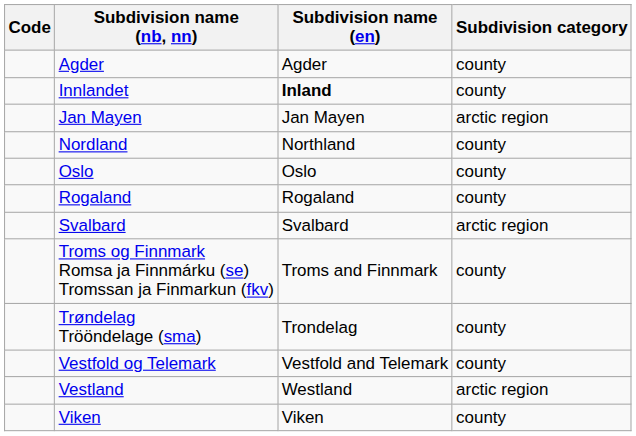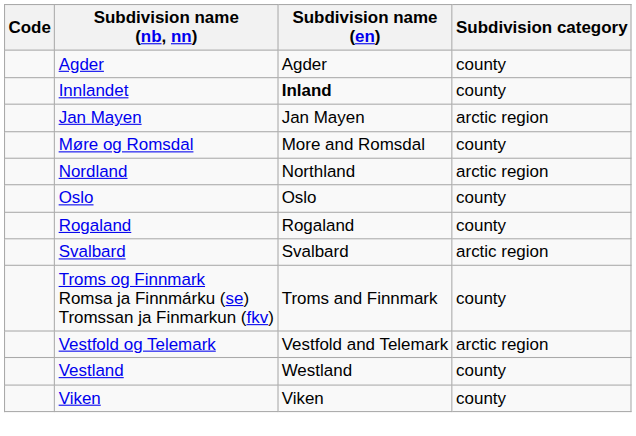+ row: (126, 144)
(481, 144) county -> (502, 171) arctic region
- row: (130, 326)
(481, 363) county -> (502, 344) arctic region
(502, 390) arctic region -> (481, 371) county
